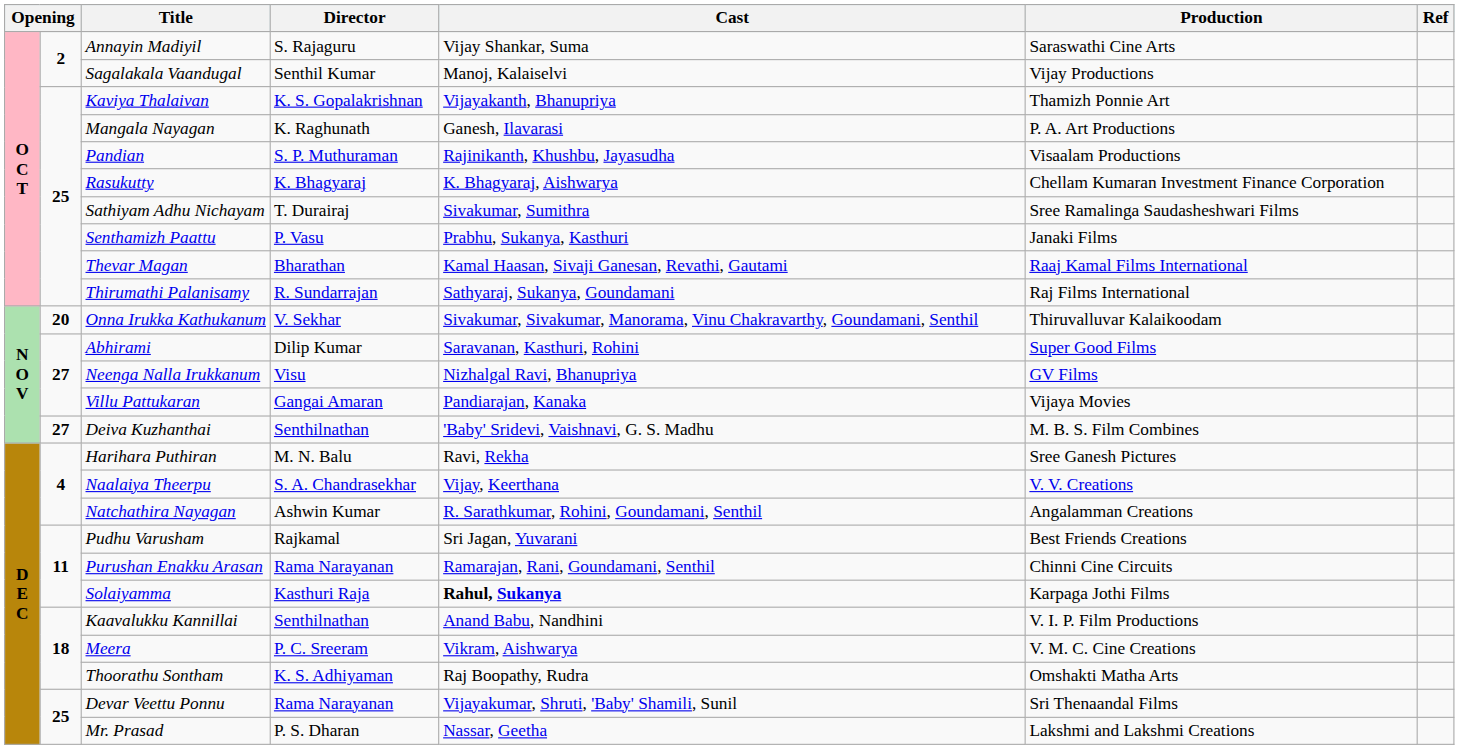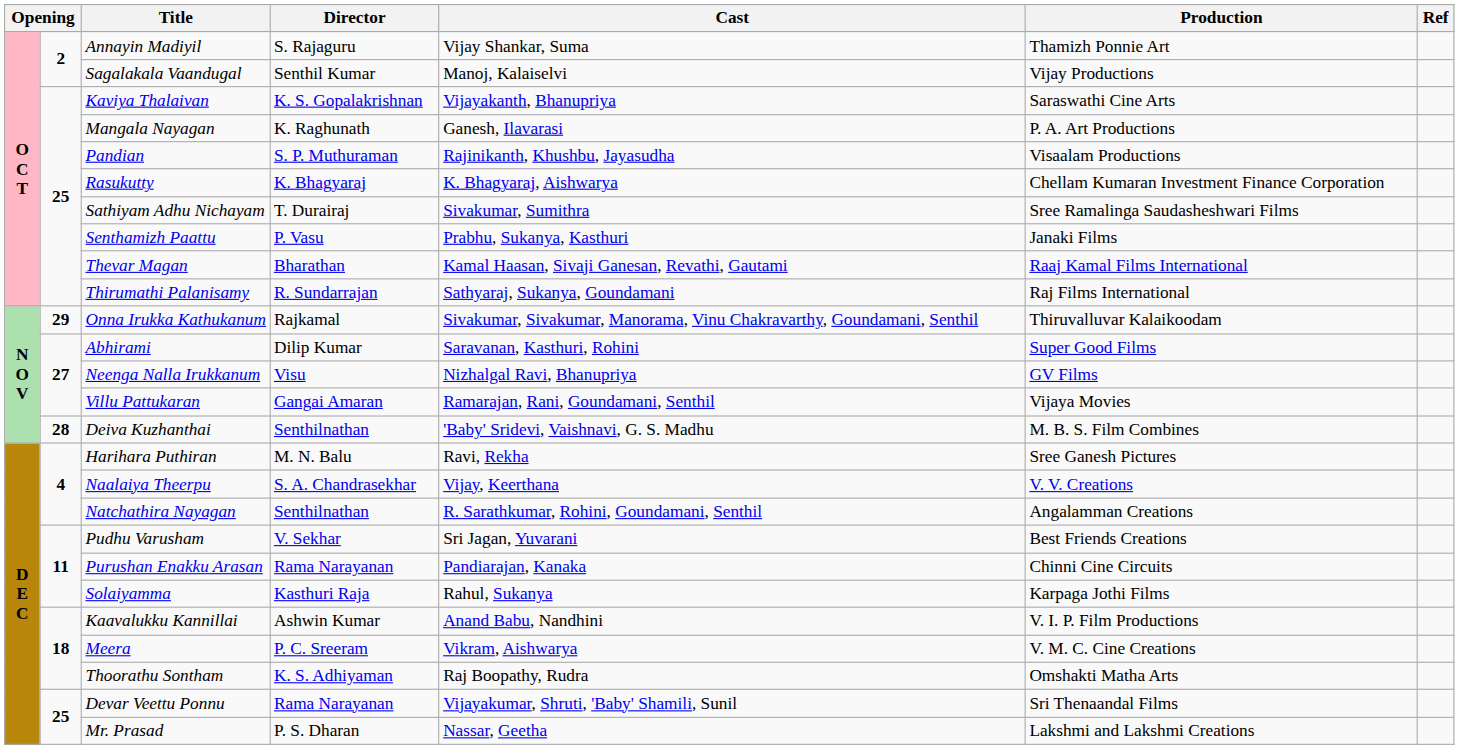(1102, 45) Saraswathi Cine Arts -> (1099, 45) Thamizh Ponnie Art
(1099, 100) Thamizh Ponnie Art -> (1102, 100) Saraswathi Cine Arts
(61, 319) 20 -> (61, 319) 29
(307, 319) V. Sekhar -> (307, 319) Rajkamal
(515, 401) Pandiarajan, Kanaka -> (579, 401) Ramarajan, Rani, Goundamani, Senthil
(61, 429) 27 -> (61, 429) 28
(327, 511) Ashwin Kumar -> (321, 511) Senthilnathan
(307, 538) Rajkamal -> (307, 538) V. Sekhar
(579, 566) Ramarajan, Rani, Goundamani, Senthil -> (515, 566) Pandiarajan, Kanaka
(502, 593) bold -> (498, 593) normal
(321, 621) Senthilnathan -> (327, 621) Ashwin Kumar
